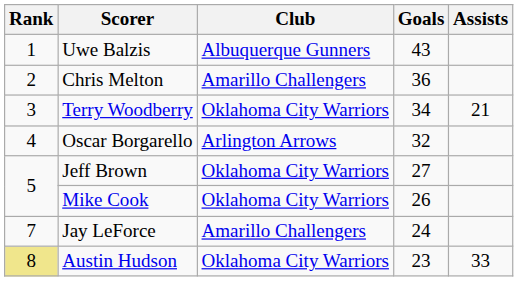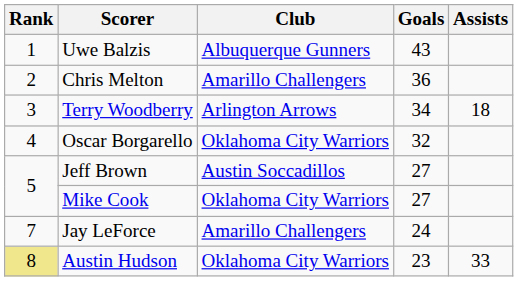(295, 110) Oklahoma City Warriors -> (269, 110) Arlington Arrows
(481, 110) 21 -> (481, 110) 18
(269, 140) Arlington Arrows -> (295, 140) Oklahoma City Warriors
(295, 170) Oklahoma City Warriors -> (273, 170) Austin Soccadillos
(421, 200) 26 -> (421, 200) 27
